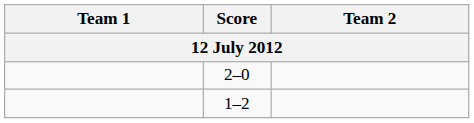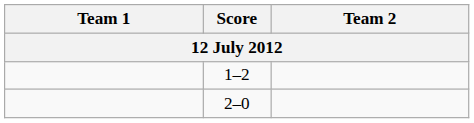rows swapped: (237, 103) <-> (237, 75)
